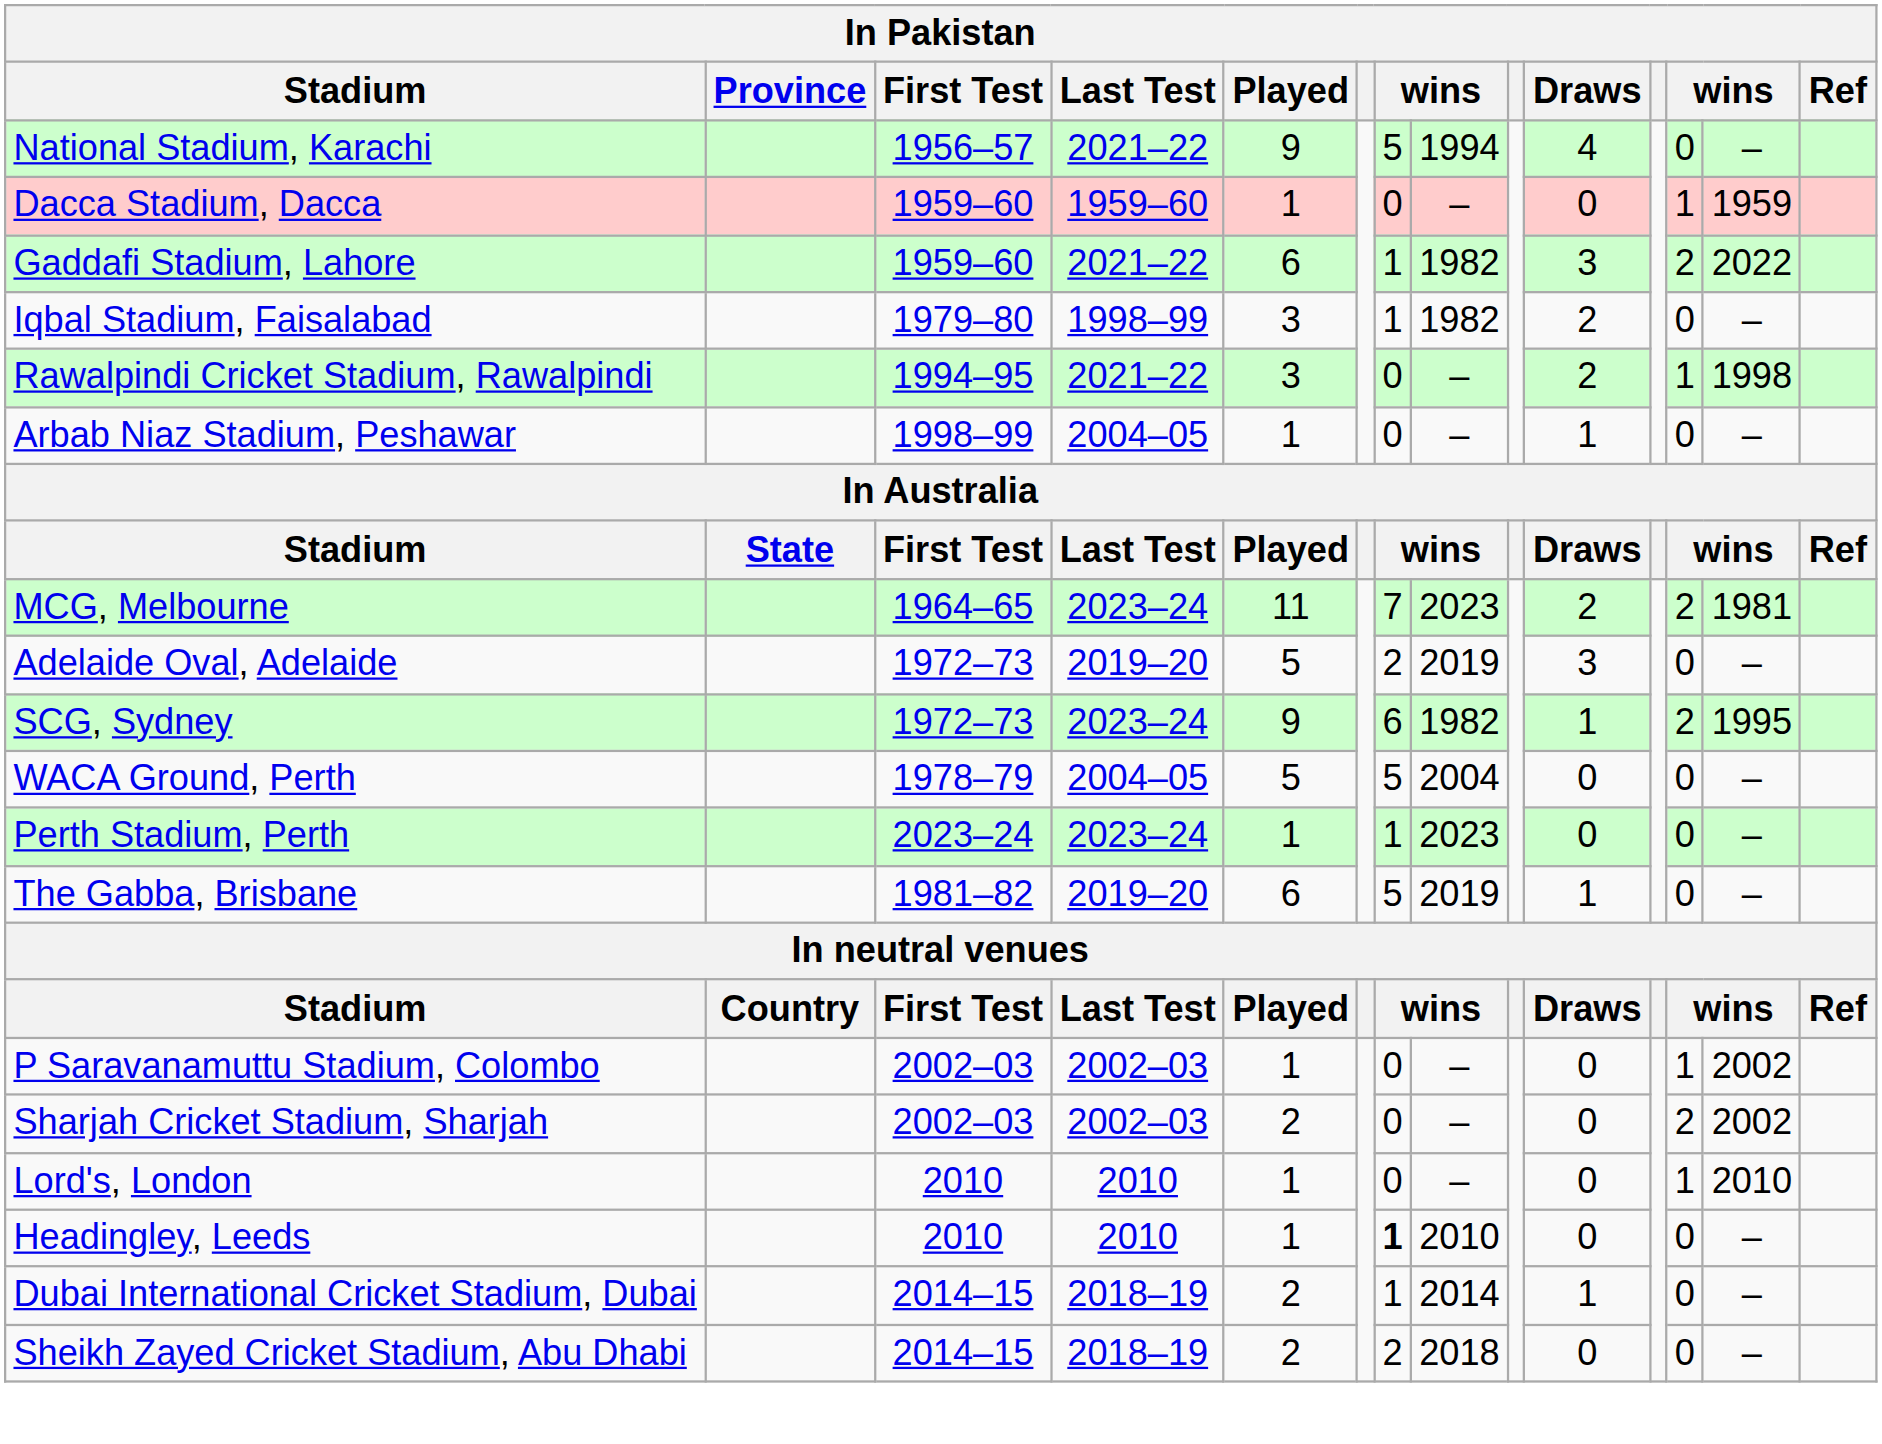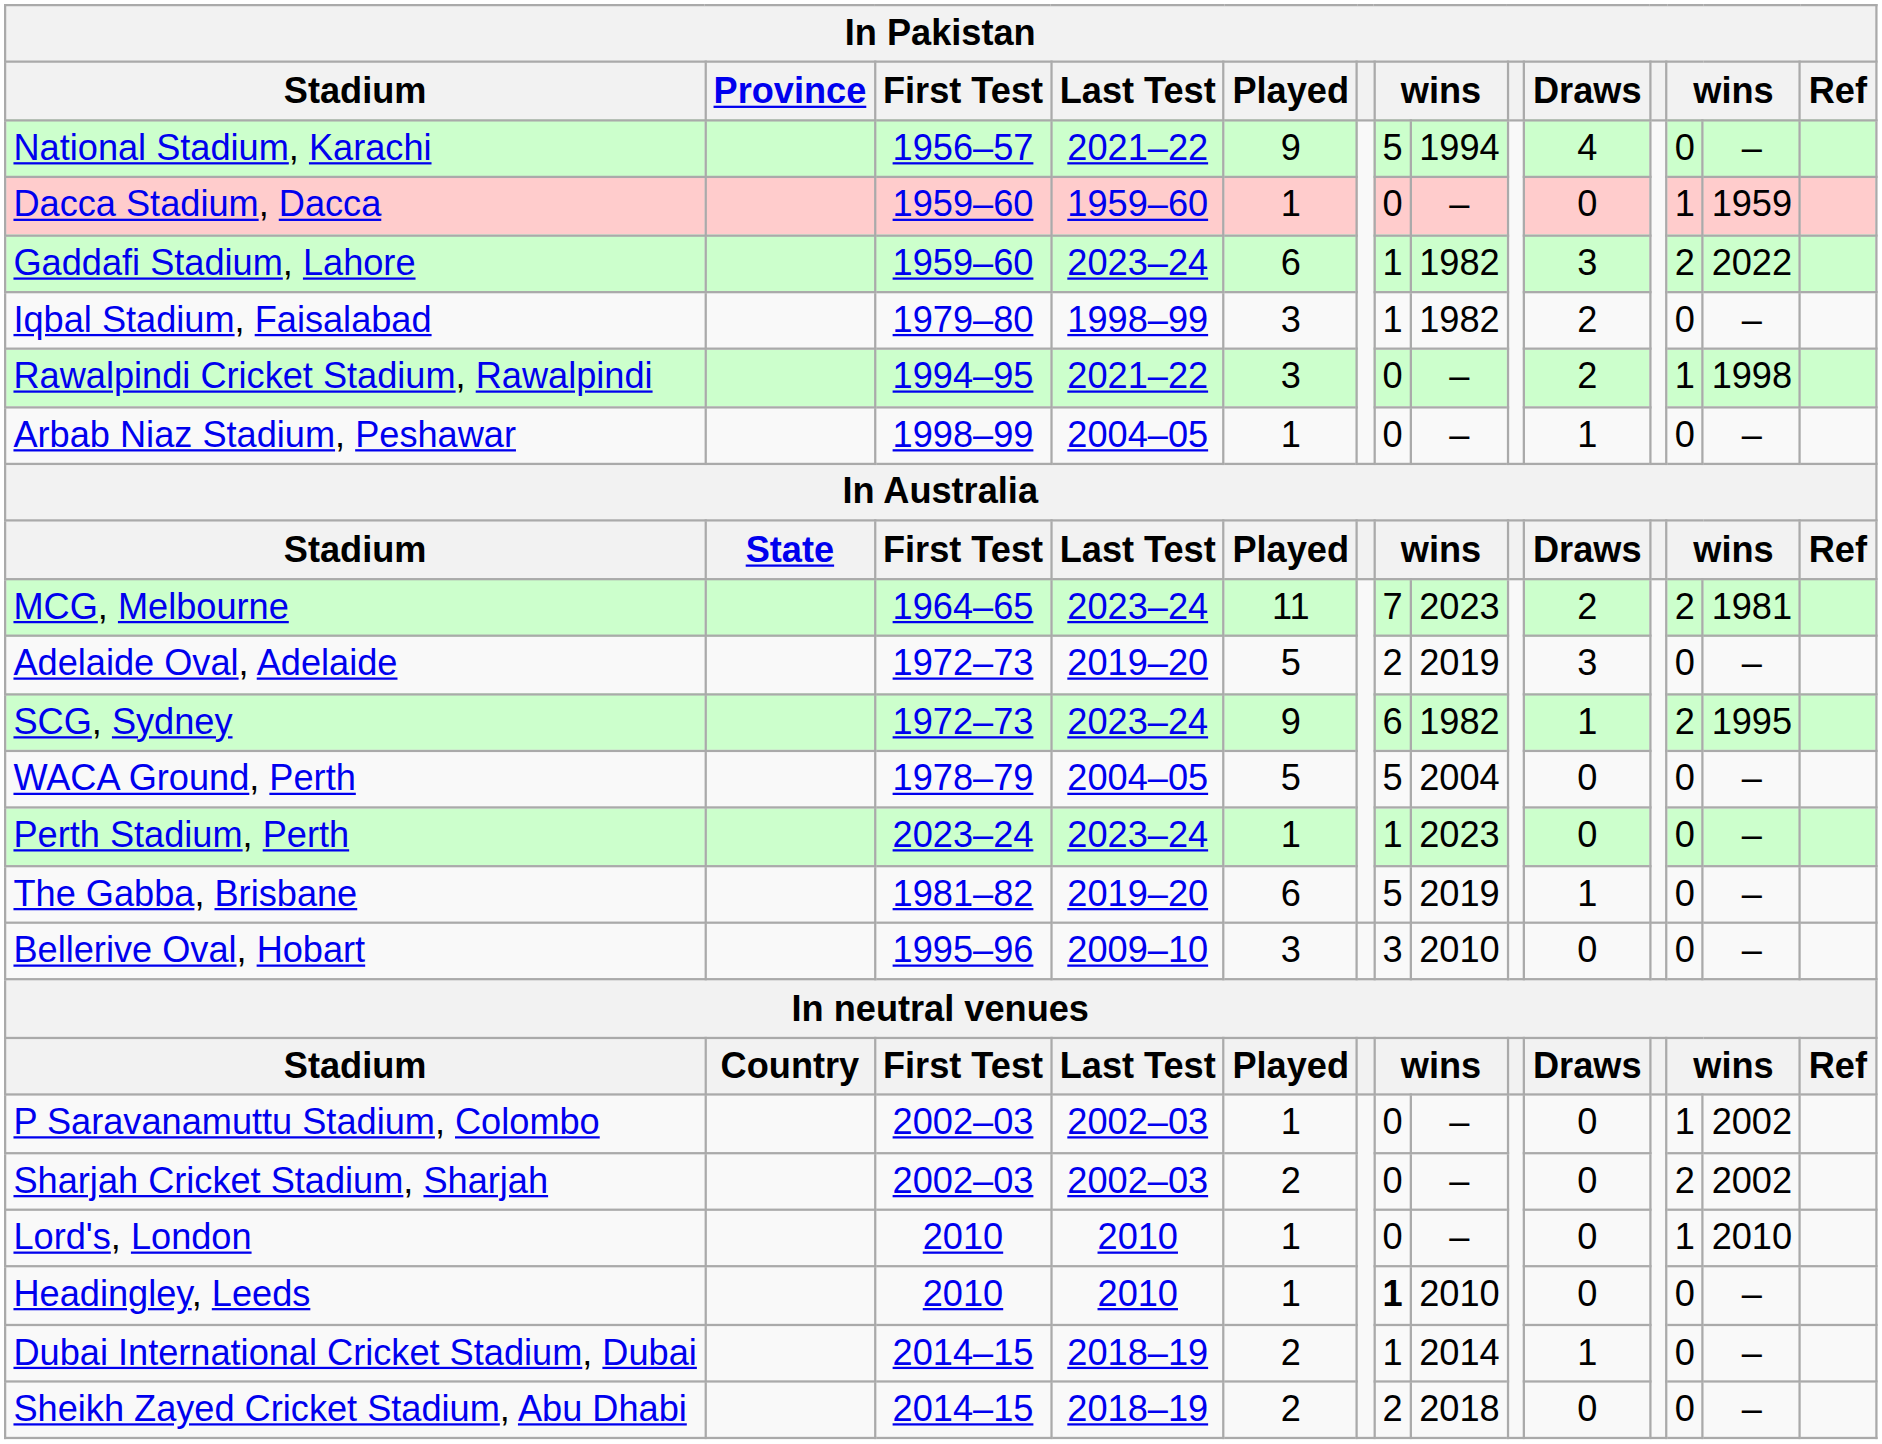(1138, 262) 2021–22 -> (1138, 262) 2023–24
+ row: (189, 950)
